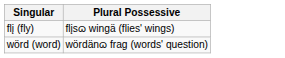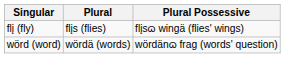+ column: (98, 12)
